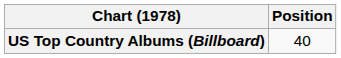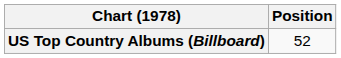(302, 41) 40 -> (302, 41) 52
